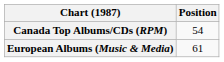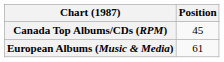(198, 30) 54 -> (198, 30) 45
